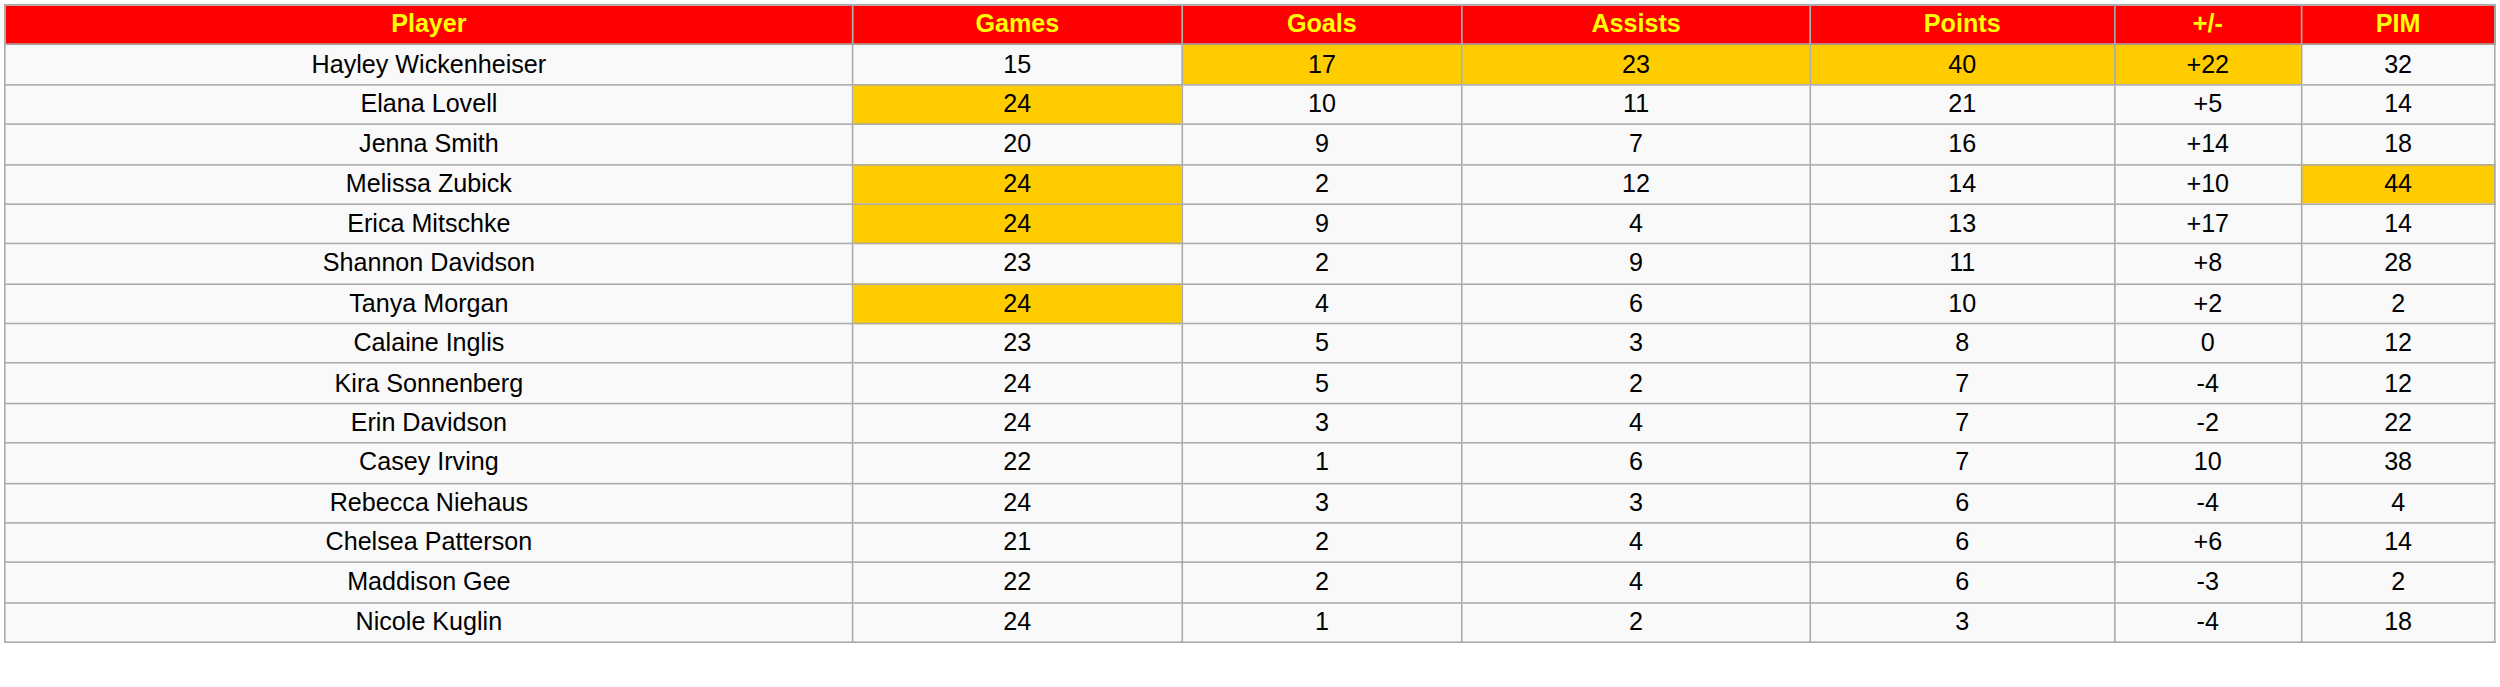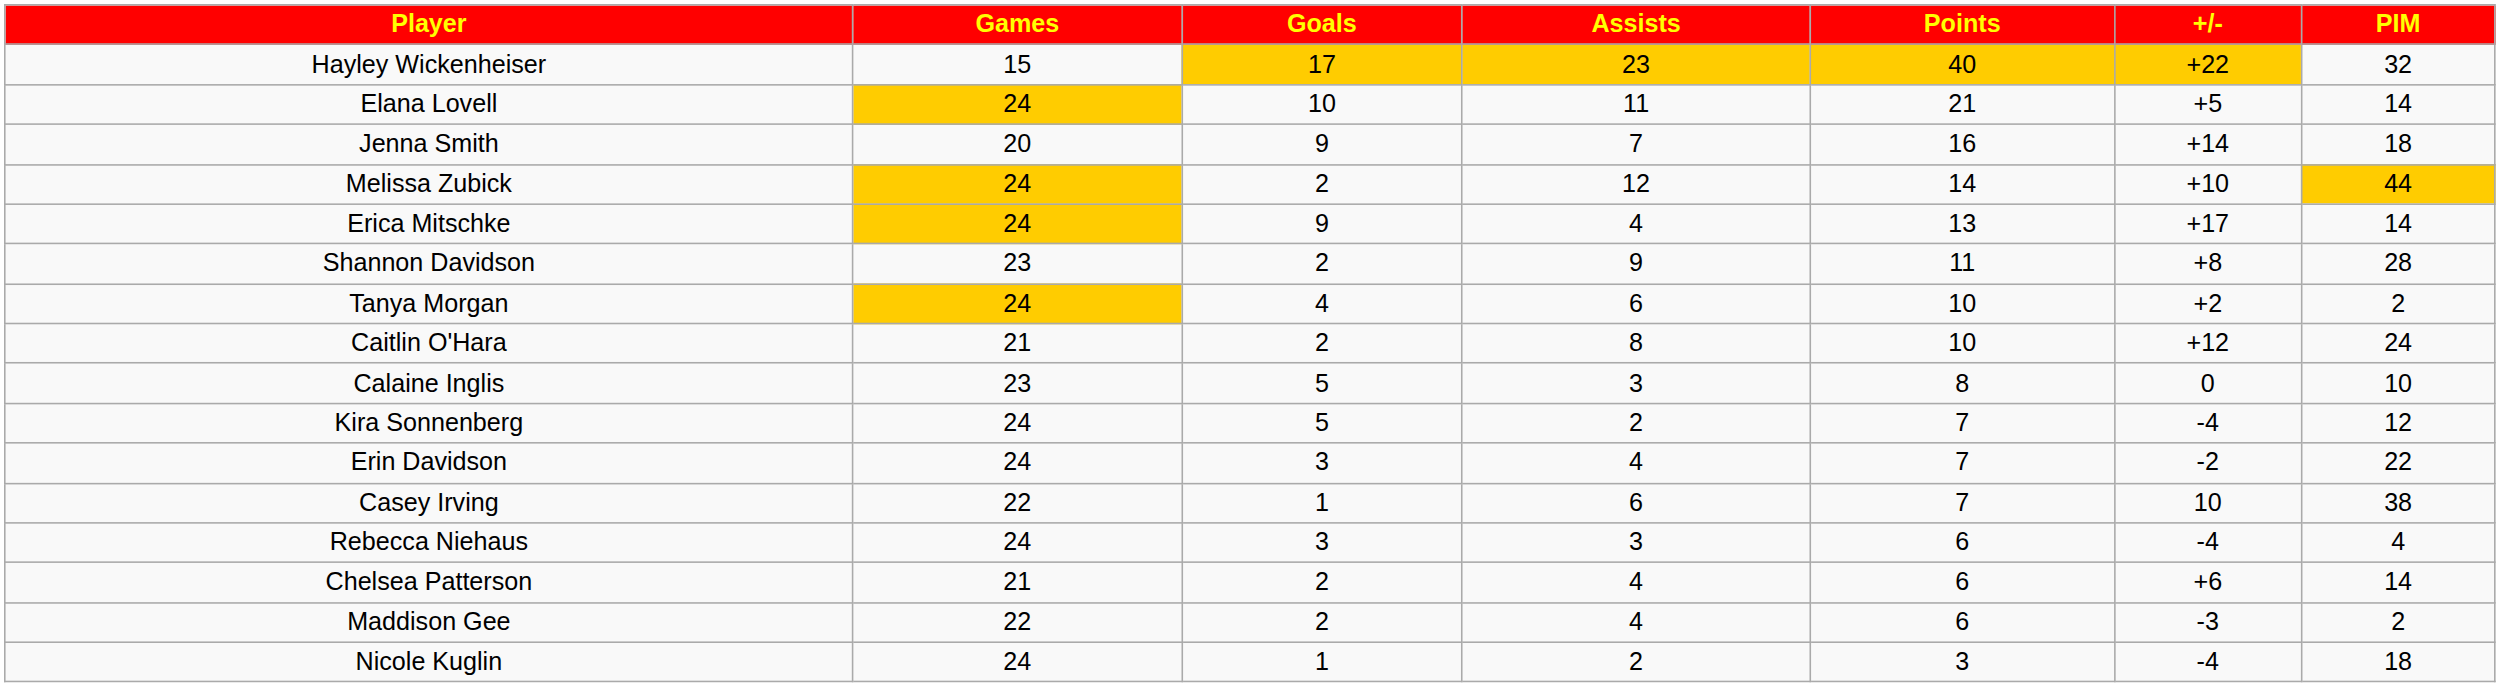+ row: (429, 343)
(2398, 343) 12 -> (2398, 382) 10
